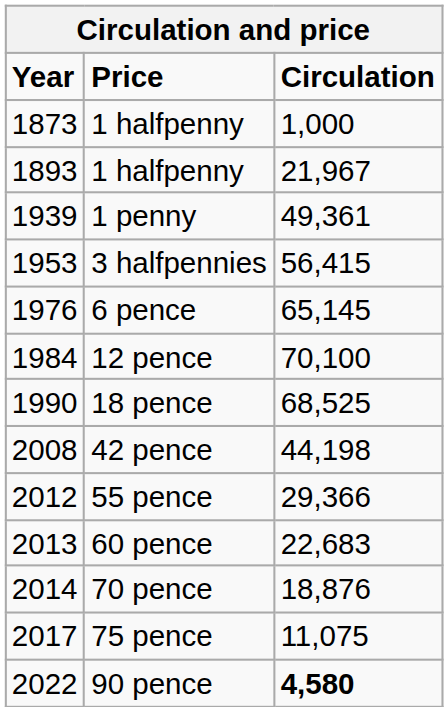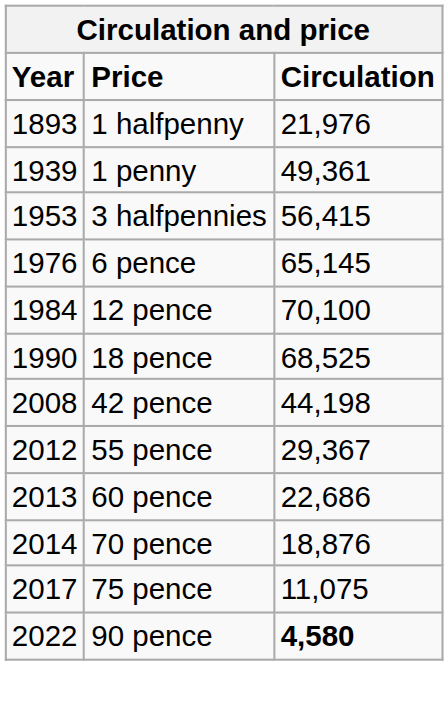- row: (45, 123)
(326, 170) 21,967 -> (326, 123) 21,976
(326, 496) 29,366 -> (326, 450) 29,367
(326, 543) 22,683 -> (326, 496) 22,686
